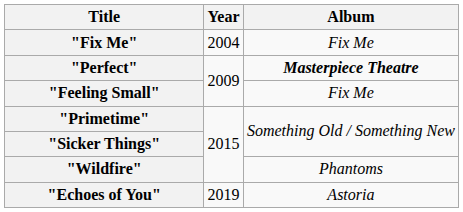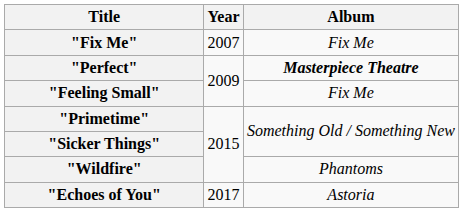(224, 42) 2004 -> (224, 42) 2007
(224, 194) 2019 -> (224, 194) 2017
